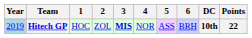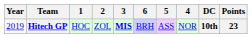columns swapped: (145, 12) <-> (188, 12)
(15, 26) lightblue background -> (15, 26) no background
(233, 26) 22 -> (233, 26) 23
